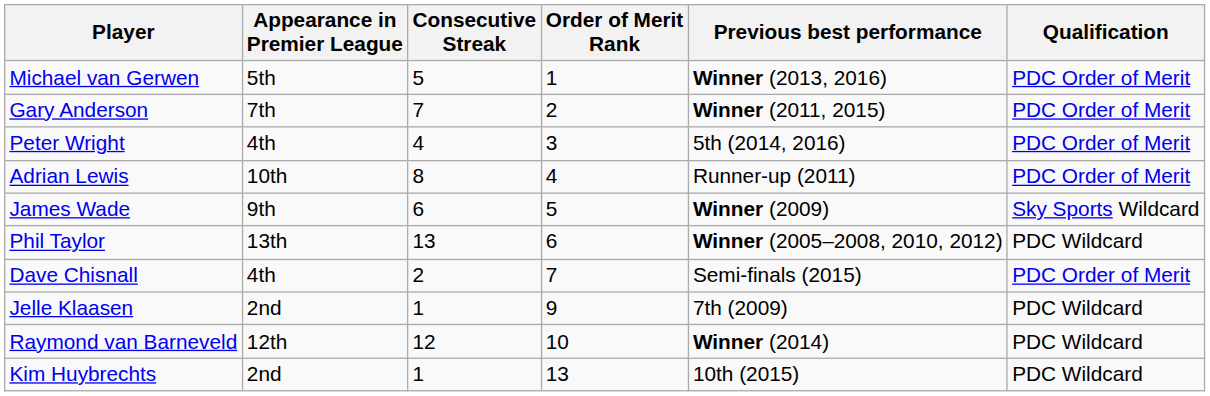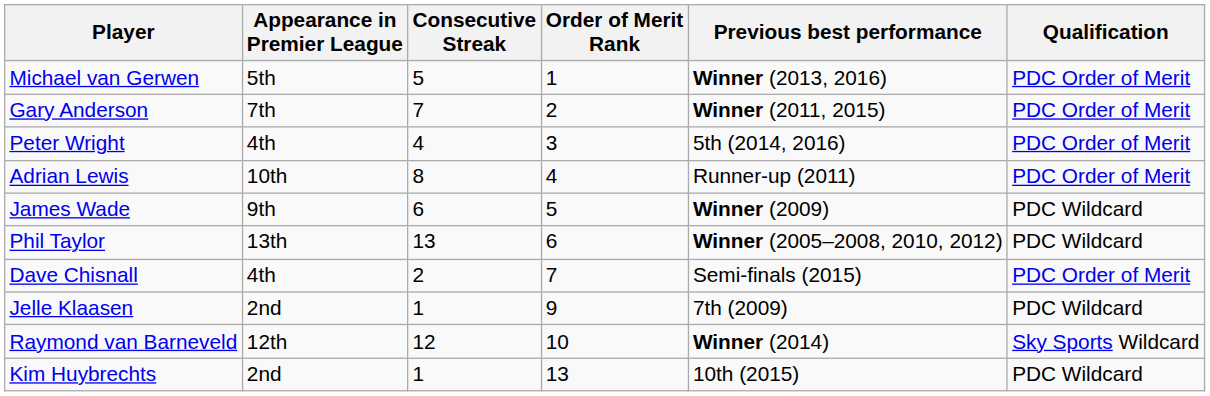(1106, 209) Sky Sports Wildcard -> (1077, 209) PDC Wildcard
(1077, 341) PDC Wildcard -> (1106, 341) Sky Sports Wildcard
